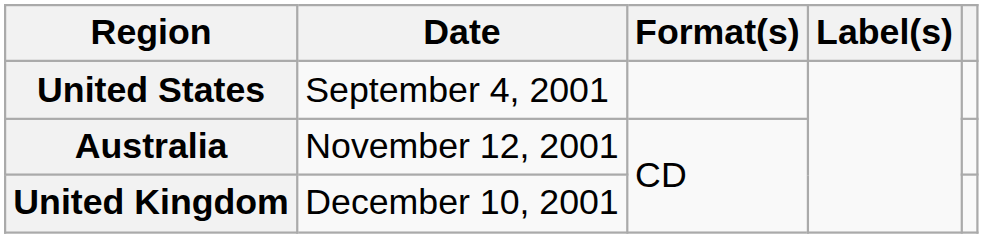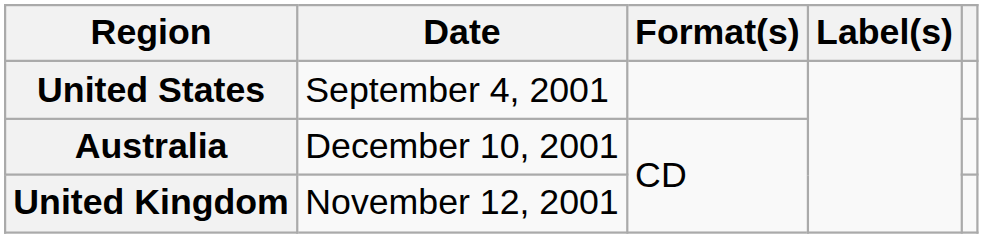(462, 145) November 12, 2001 -> (462, 145) December 10, 2001
(462, 202) December 10, 2001 -> (462, 202) November 12, 2001
